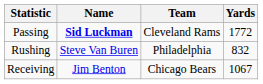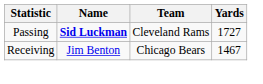(240, 32) 1772 -> (229, 32) 1727
- row: (31, 50)
(240, 69) 1067 -> (229, 50) 1467
